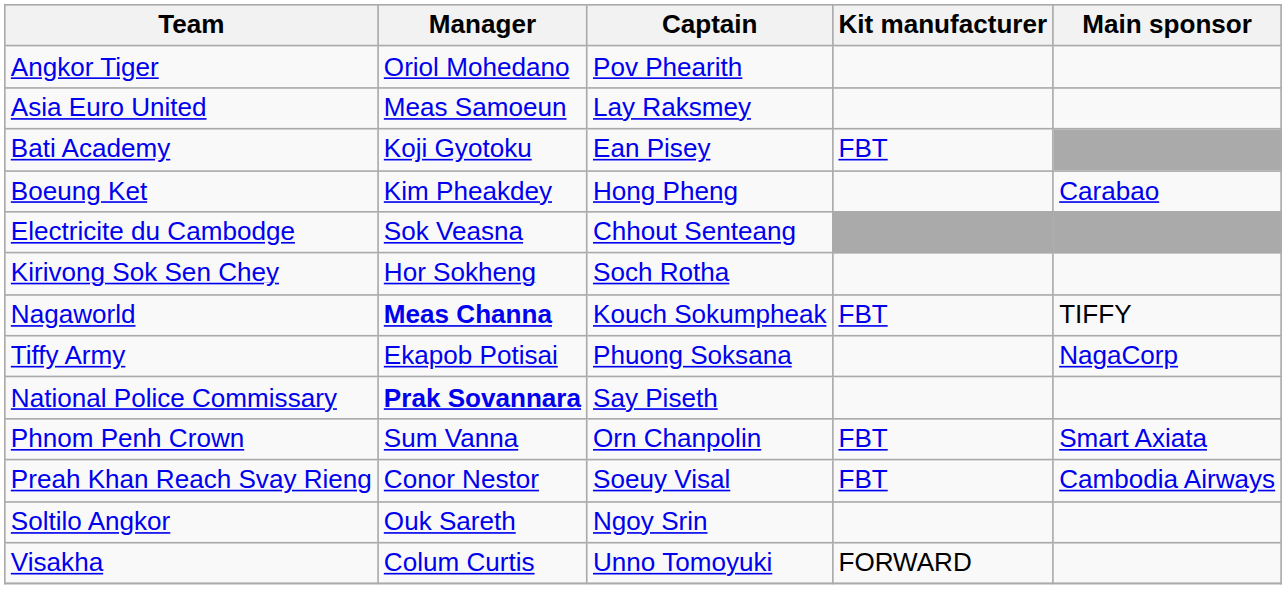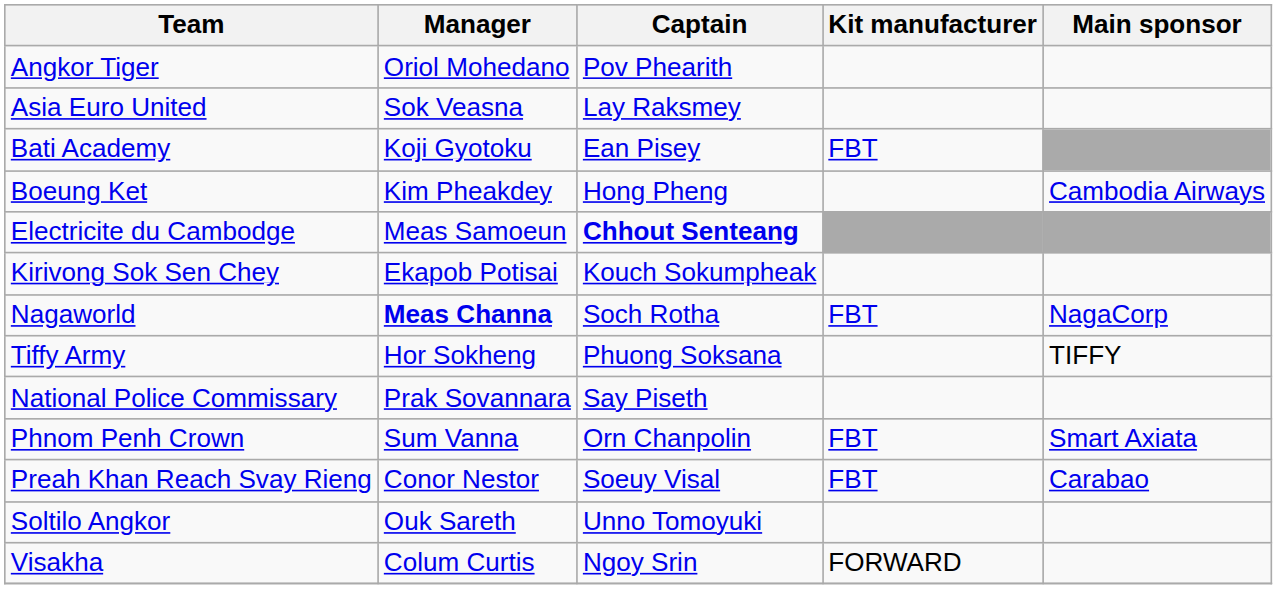(475, 107) Meas Samoeun -> (453, 107) Sok Veasna
(1109, 190) Carabao -> (1157, 190) Cambodia Airways
(453, 231) Sok Veasna -> (475, 231) Meas Samoeun
(695, 231) normal -> (691, 231) bold
(460, 273) Hor Sokheng -> (471, 273) Ekapob Potisai
(661, 273) Soch Rotha -> (700, 273) Kouch Sokumpheak
(710, 314) Kouch Sokumpheak -> (651, 314) Soch Rotha
(1095, 314) TIFFY -> (1108, 314) NagaCorp
(471, 356) Ekapob Potisai -> (460, 356) Hor Sokheng
(1119, 356) NagaCorp -> (1085, 356) TIFFY
(482, 397) bold -> (477, 397) normal
(1167, 480) Cambodia Airways -> (1099, 480) Carabao
(650, 521) Ngoy Srin -> (673, 521) Unno Tomoyuki
(683, 562) Unno Tomoyuki -> (640, 562) Ngoy Srin
